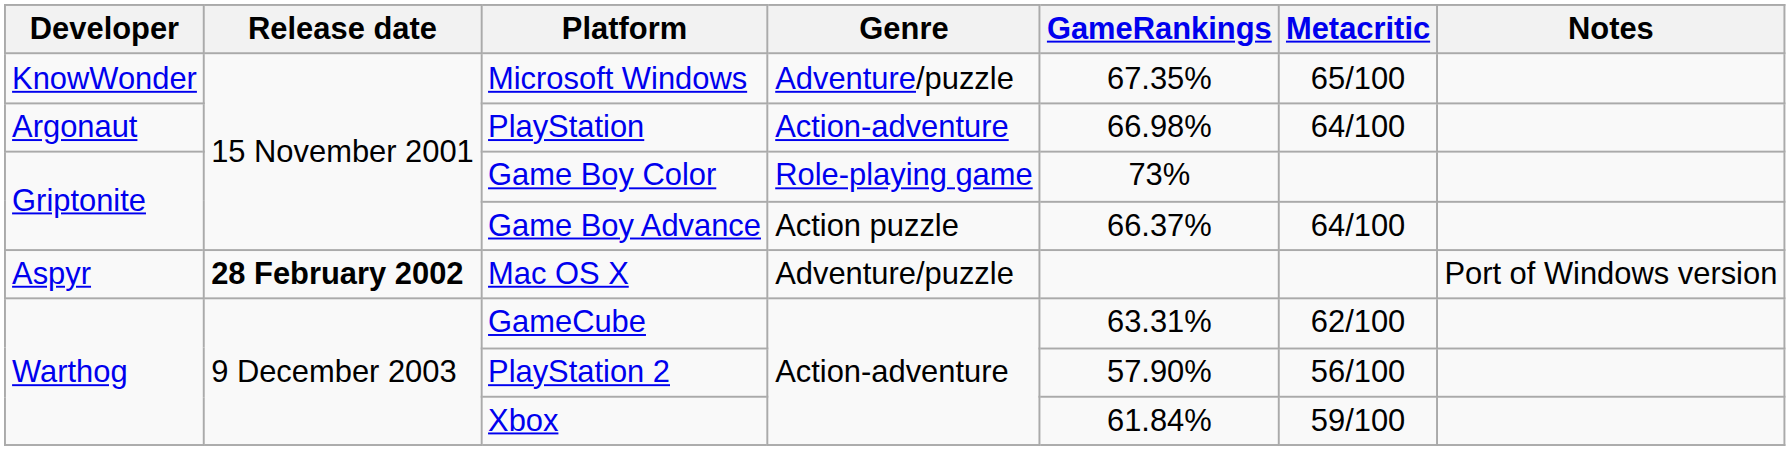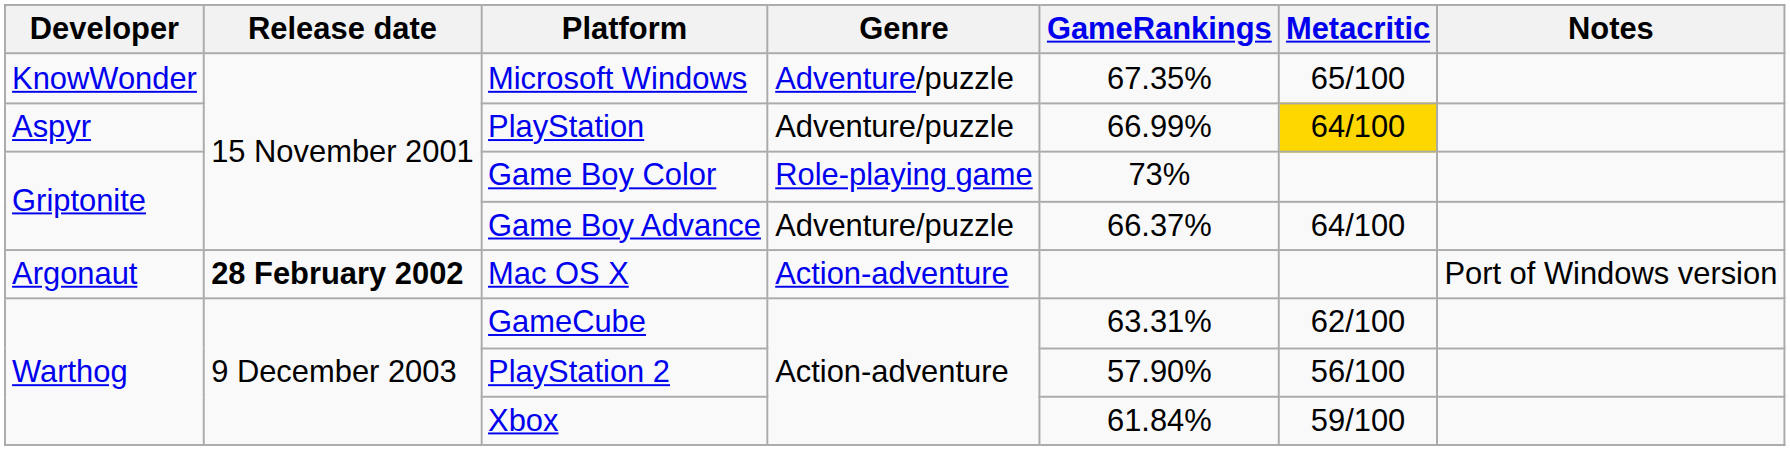(75, 126) Argonaut -> (52, 126) Aspyr
(892, 126) Action-adventure -> (895, 126) Adventure/puzzle
(1159, 126) 66.98% -> (1159, 126) 66.99%
(1358, 126) no background -> (1358, 126) gold background
(867, 224) Action puzzle -> (895, 224) Adventure/puzzle
(52, 273) Aspyr -> (75, 273) Argonaut
(895, 273) Adventure/puzzle -> (892, 273) Action-adventure
